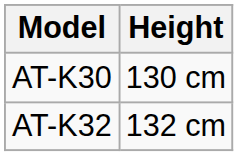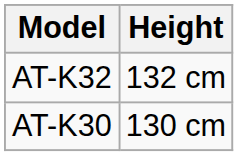rows swapped: (62, 125) <-> (62, 77)
